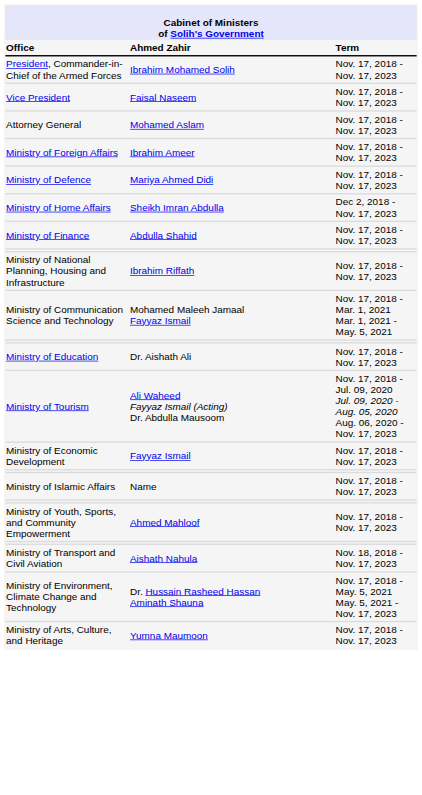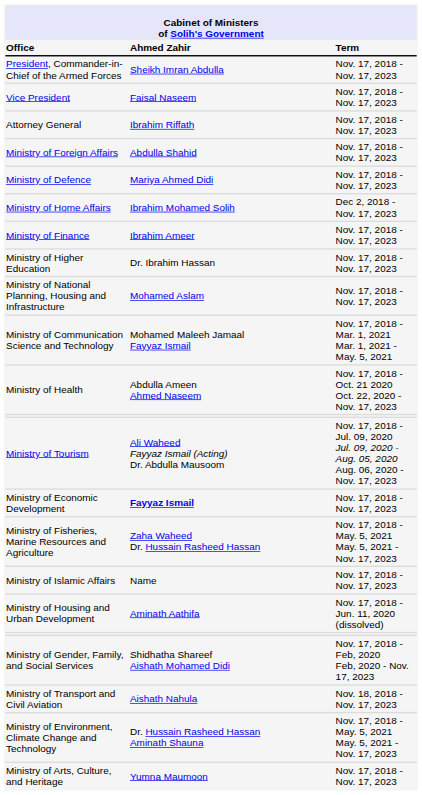(182, 70) Ibrahim Mohamed Solih -> (177, 70) Sheikh Imran Abdulla
(167, 125) Mohamed Aslam -> (162, 125) Ibrahim Riffath
(162, 152) Ibrahim Ameer -> (163, 152) Abdulla Shahid
(177, 208) Sheikh Imran Abdulla -> (182, 208) Ibrahim Mohamed Solih
(163, 235) Abdulla Shahid -> (162, 235) Ibrahim Ameer
+ row: (45, 263)
(162, 271) Ibrahim Riffath -> (167, 296) Mohamed Aslam
+ row: (44, 390)
- row: (52, 357)
(160, 456) normal -> (162, 503) bold
+ row: (56, 542)
+ row: (58, 613)
- row: (61, 522)
+ row: (65, 660)
